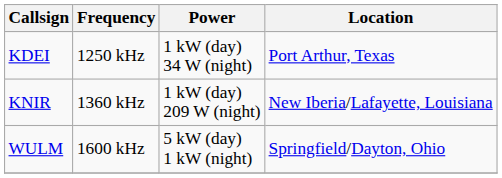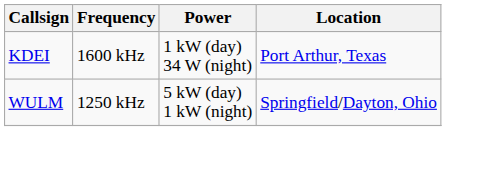(111, 55) 1250 kHz -> (111, 55) 1600 kHz
- row: (30, 102)
(111, 149) 1600 kHz -> (111, 102) 1250 kHz
